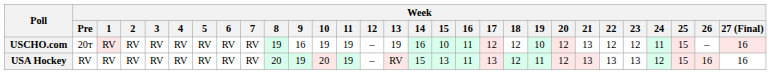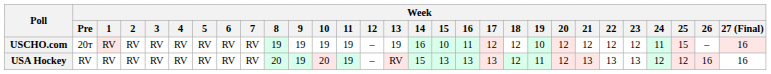(300, 45) 16 -> (300, 45) 19
(587, 45) 13 -> (587, 45) 12
(468, 61) 11 -> (468, 61) 13
(683, 61) 15 -> (683, 61) 12
